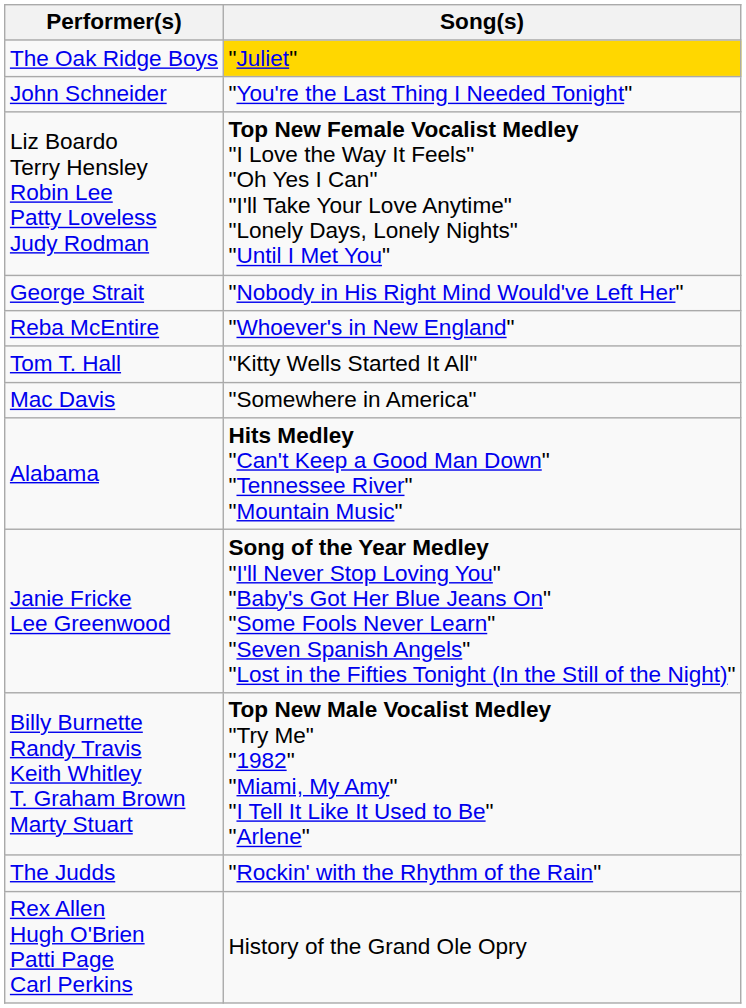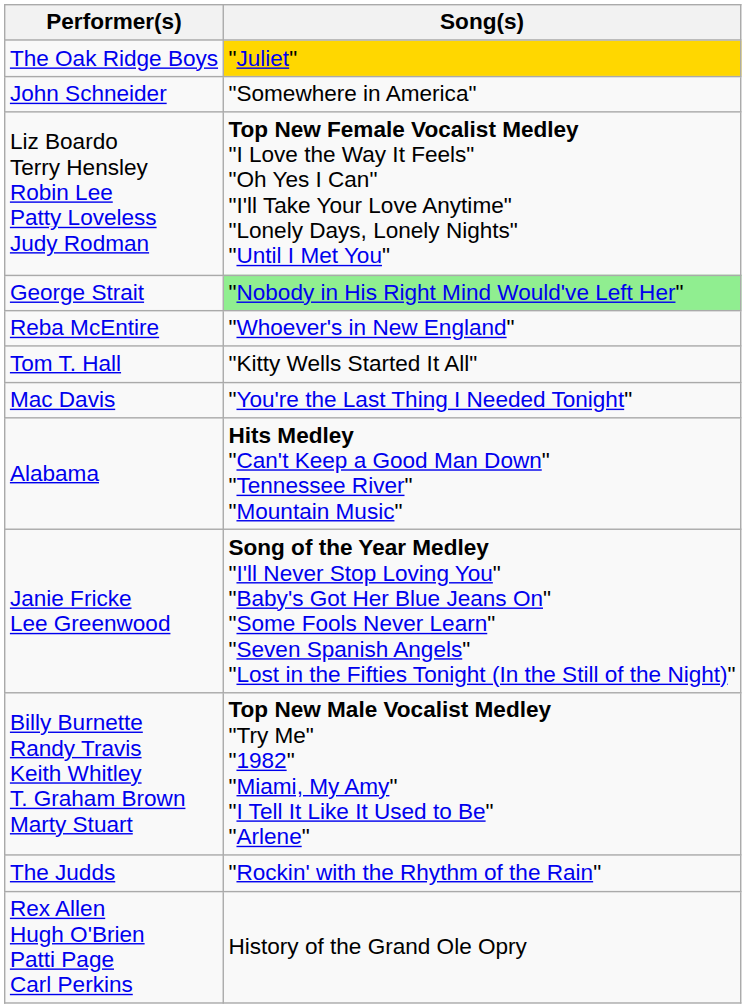(430, 93) "You're the Last Thing I Needed Tonight" -> (352, 93) "Somewhere in America"
(456, 292) no background -> (456, 292) lightgreen background
(352, 399) "Somewhere in America" -> (430, 399) "You're the Last Thing I Needed Tonight"
